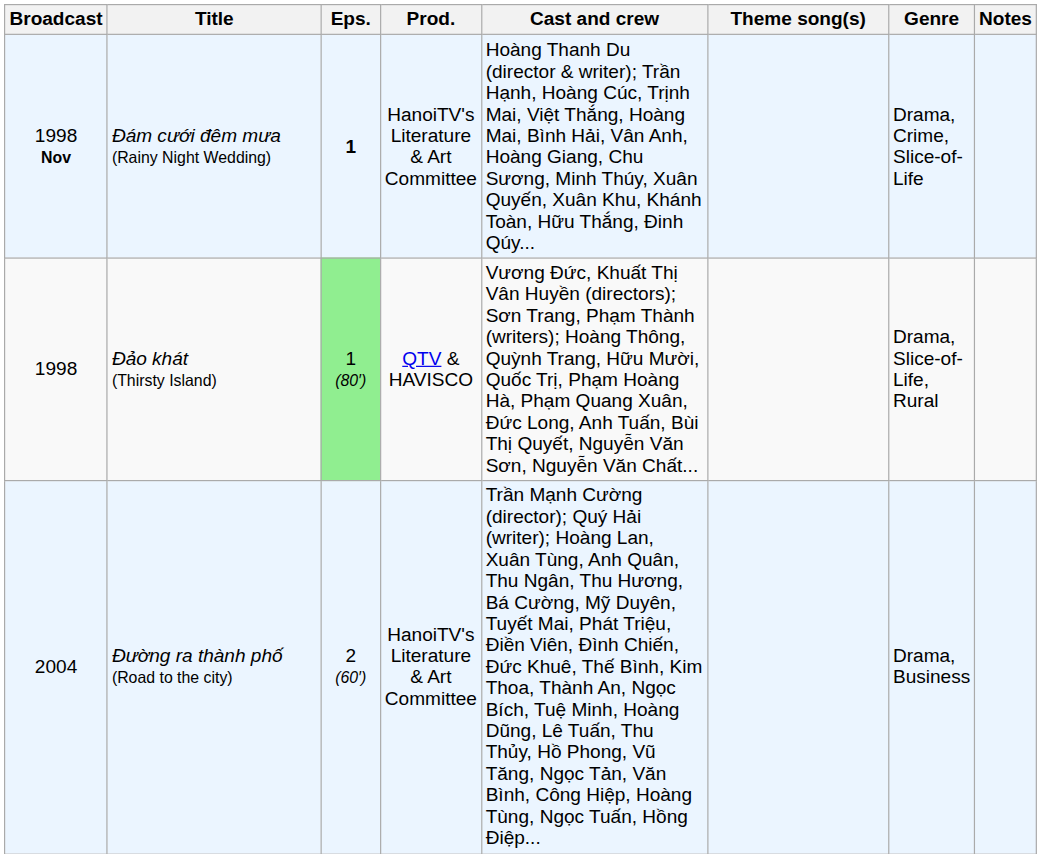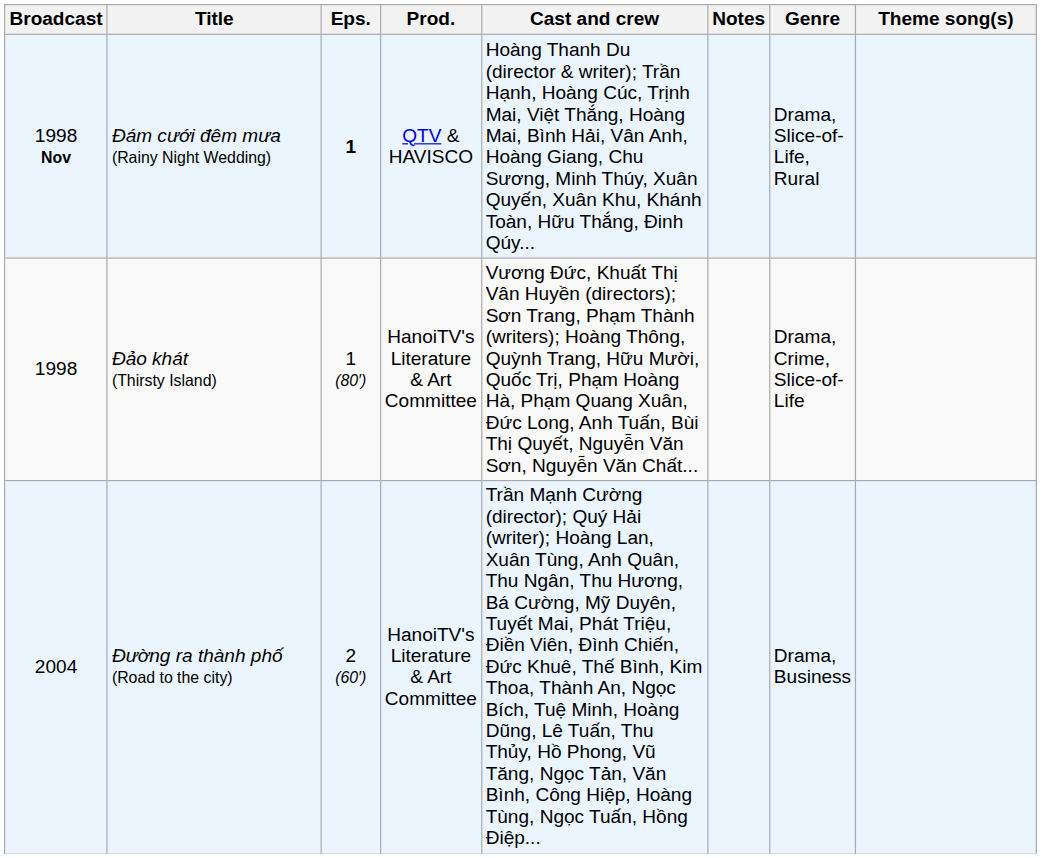columns swapped: (798, 19) <-> (1005, 19)
(431, 146) HanoiTV's Literature & Art Committee -> (431, 146) QTV & HAVISCO
(928, 146) Drama, Crime, Slice-of-Life -> (809, 146) Drama, Slice-of-Life, Rural
(351, 369) lightgreen background -> (351, 369) no background
(431, 369) QTV & HAVISCO -> (431, 369) HanoiTV's Literature & Art Committee
(928, 369) Drama, Slice-of-Life, Rural -> (809, 369) Drama, Crime, Slice-of-Life
